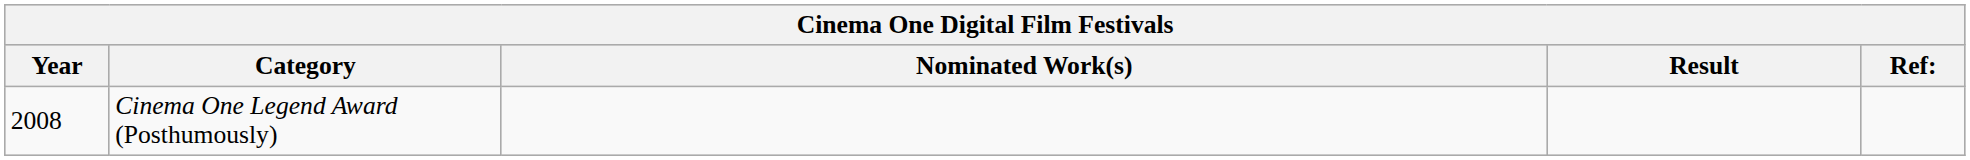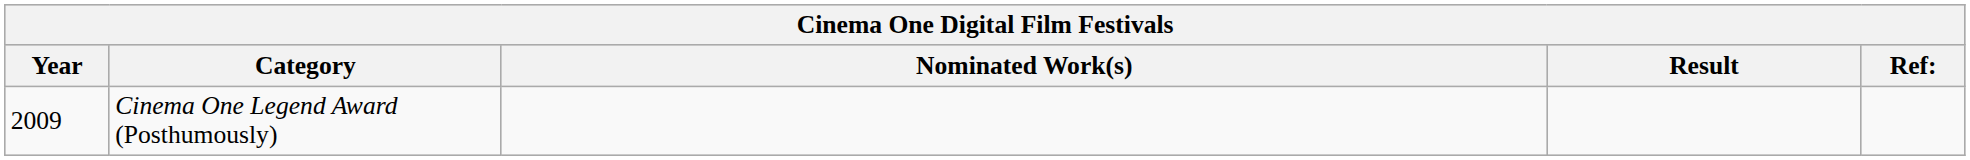(36, 120) 2008 -> (36, 120) 2009
